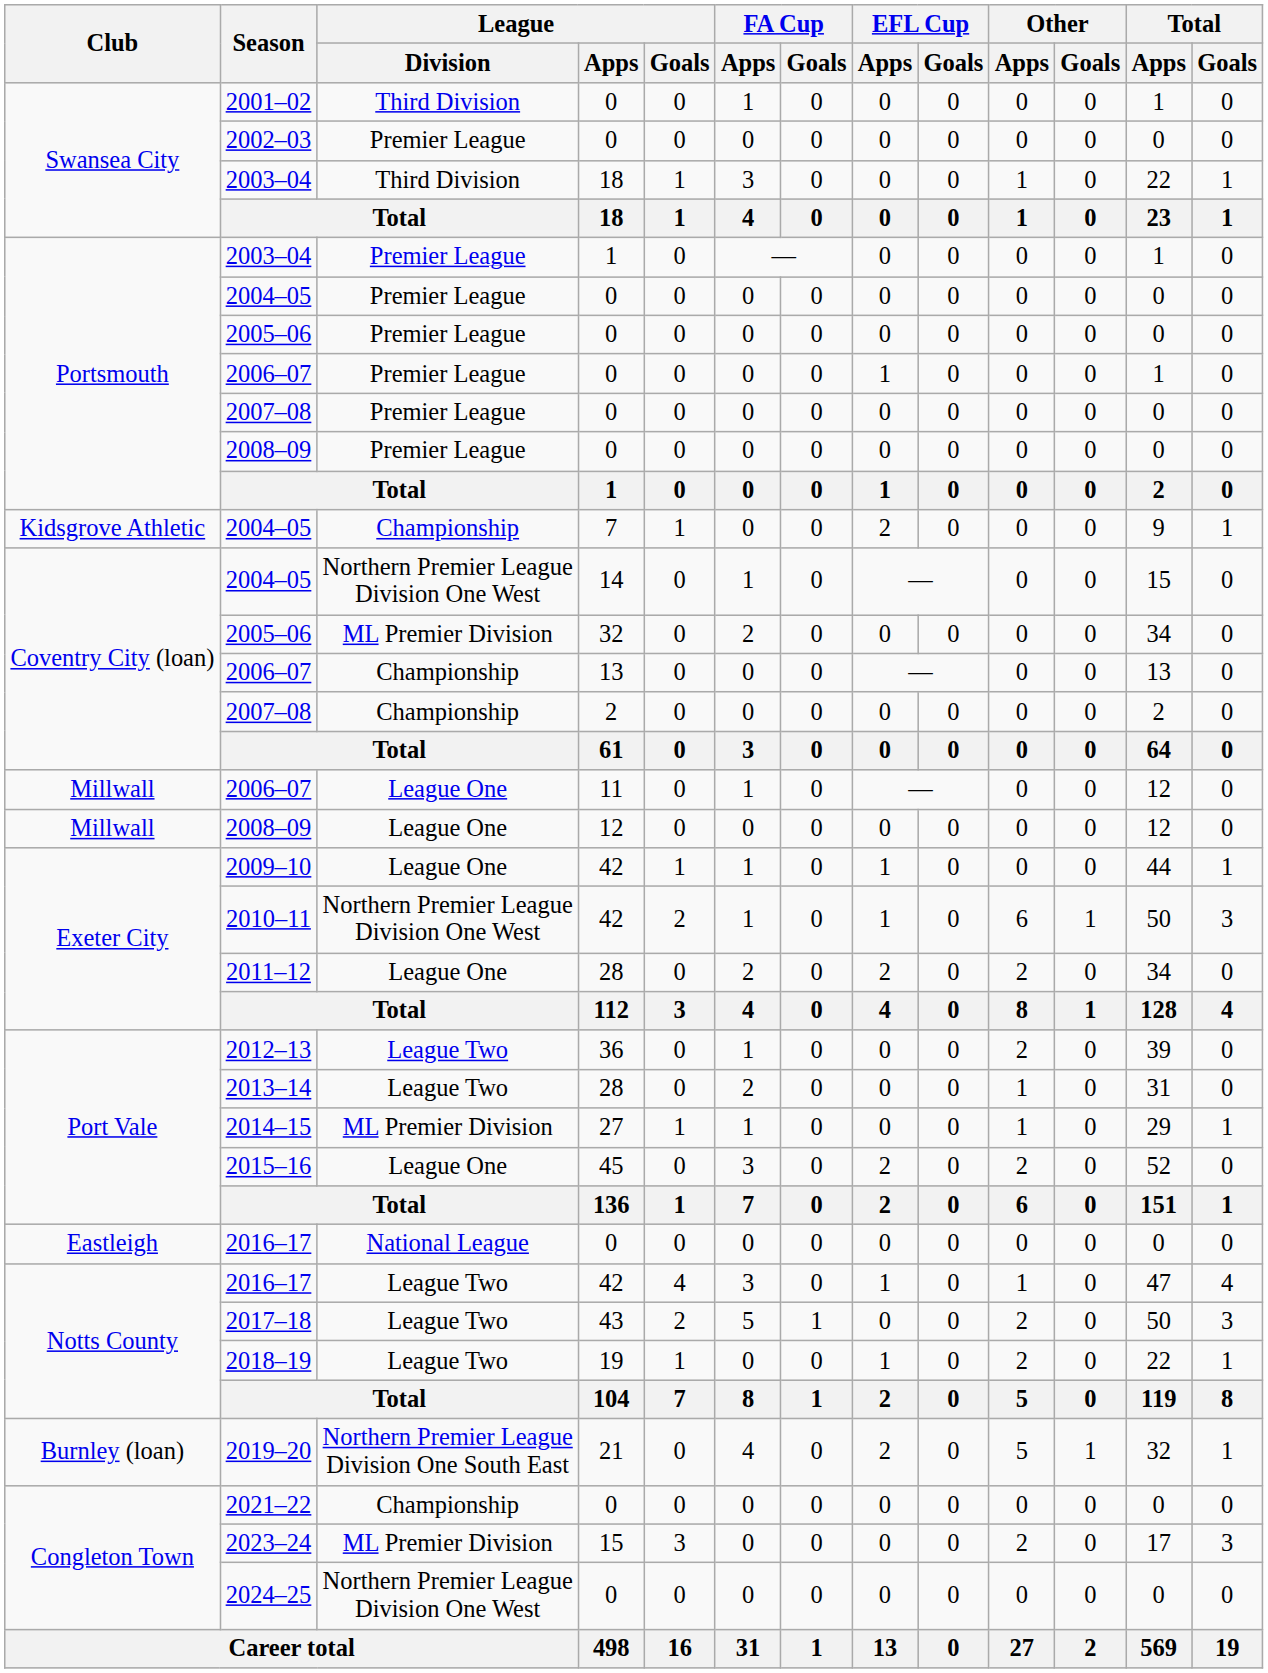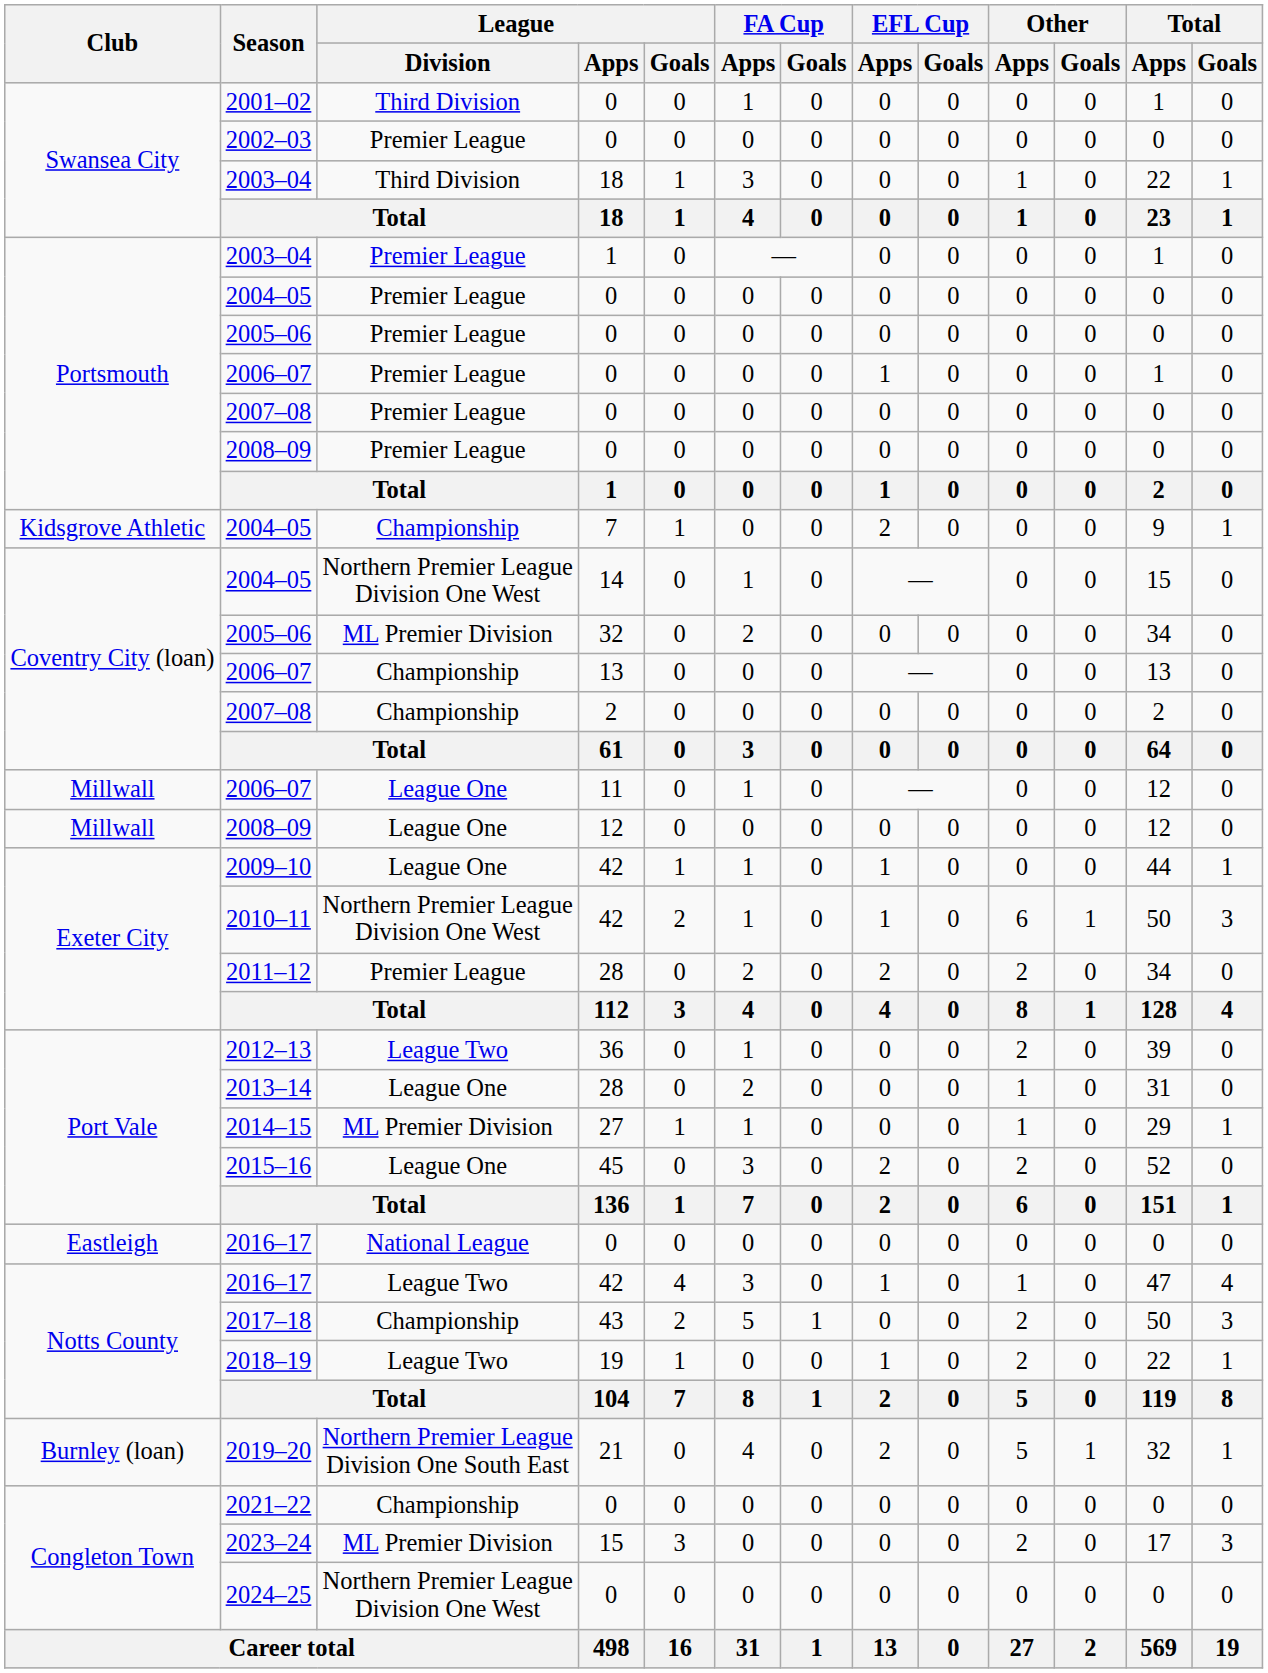(448, 971) League One -> (448, 971) Premier League
(448, 1088) League Two -> (448, 1088) League One
(448, 1321) League Two -> (448, 1321) Championship
